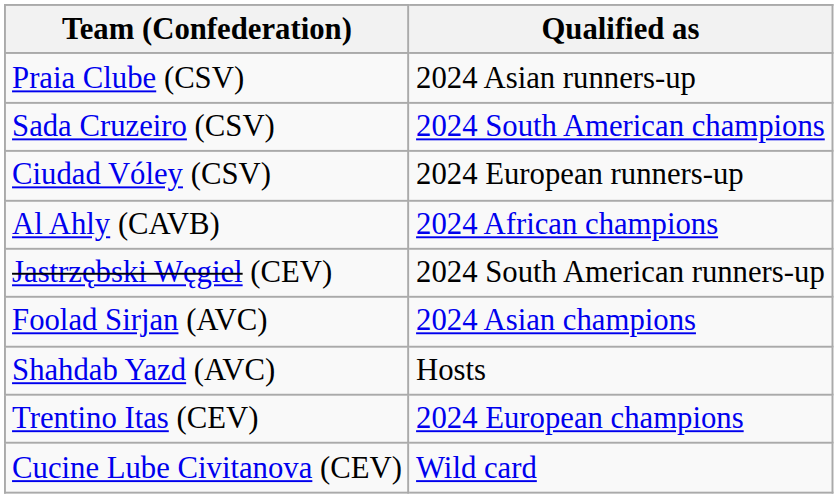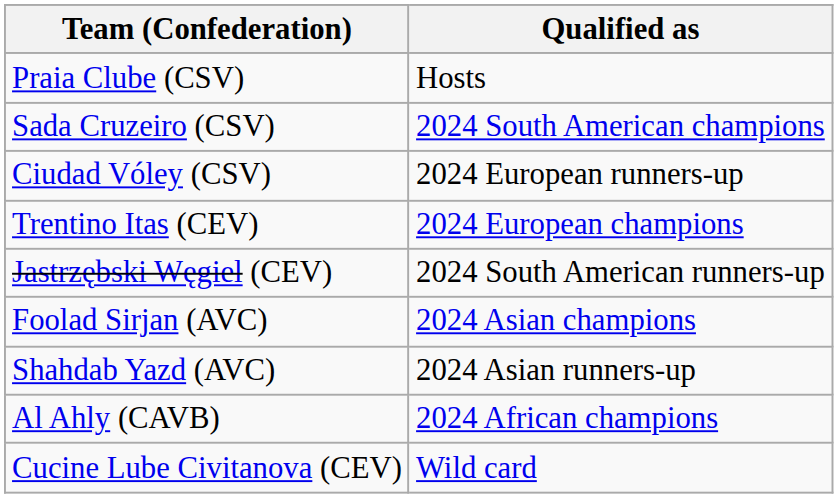(556, 77) 2024 Asian runners-up -> (451, 77) Hosts
rows swapped: (135, 418) <-> (116, 223)
(451, 369) Hosts -> (556, 369) 2024 Asian runners-up
